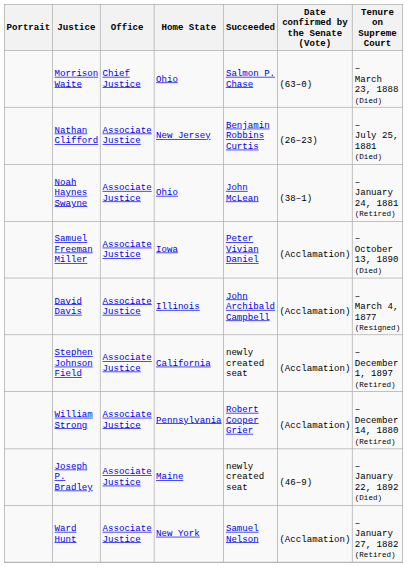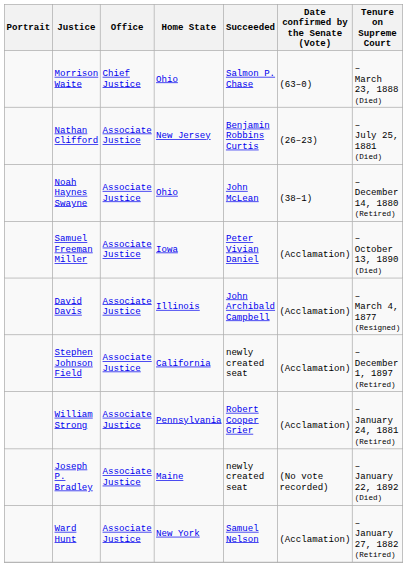(377, 198) – January 24, 1881 (Retired) -> (377, 198) – December 14, 1880 (Retired)
(377, 425) – December 14, 1880 (Retired) -> (377, 425) – January 24, 1881 (Retired)
(296, 482) (46–9) -> (304, 482) (No vote recorded)
